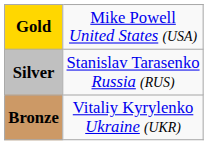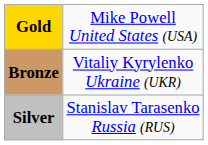rows swapped: (34, 72) <-> (34, 117)
